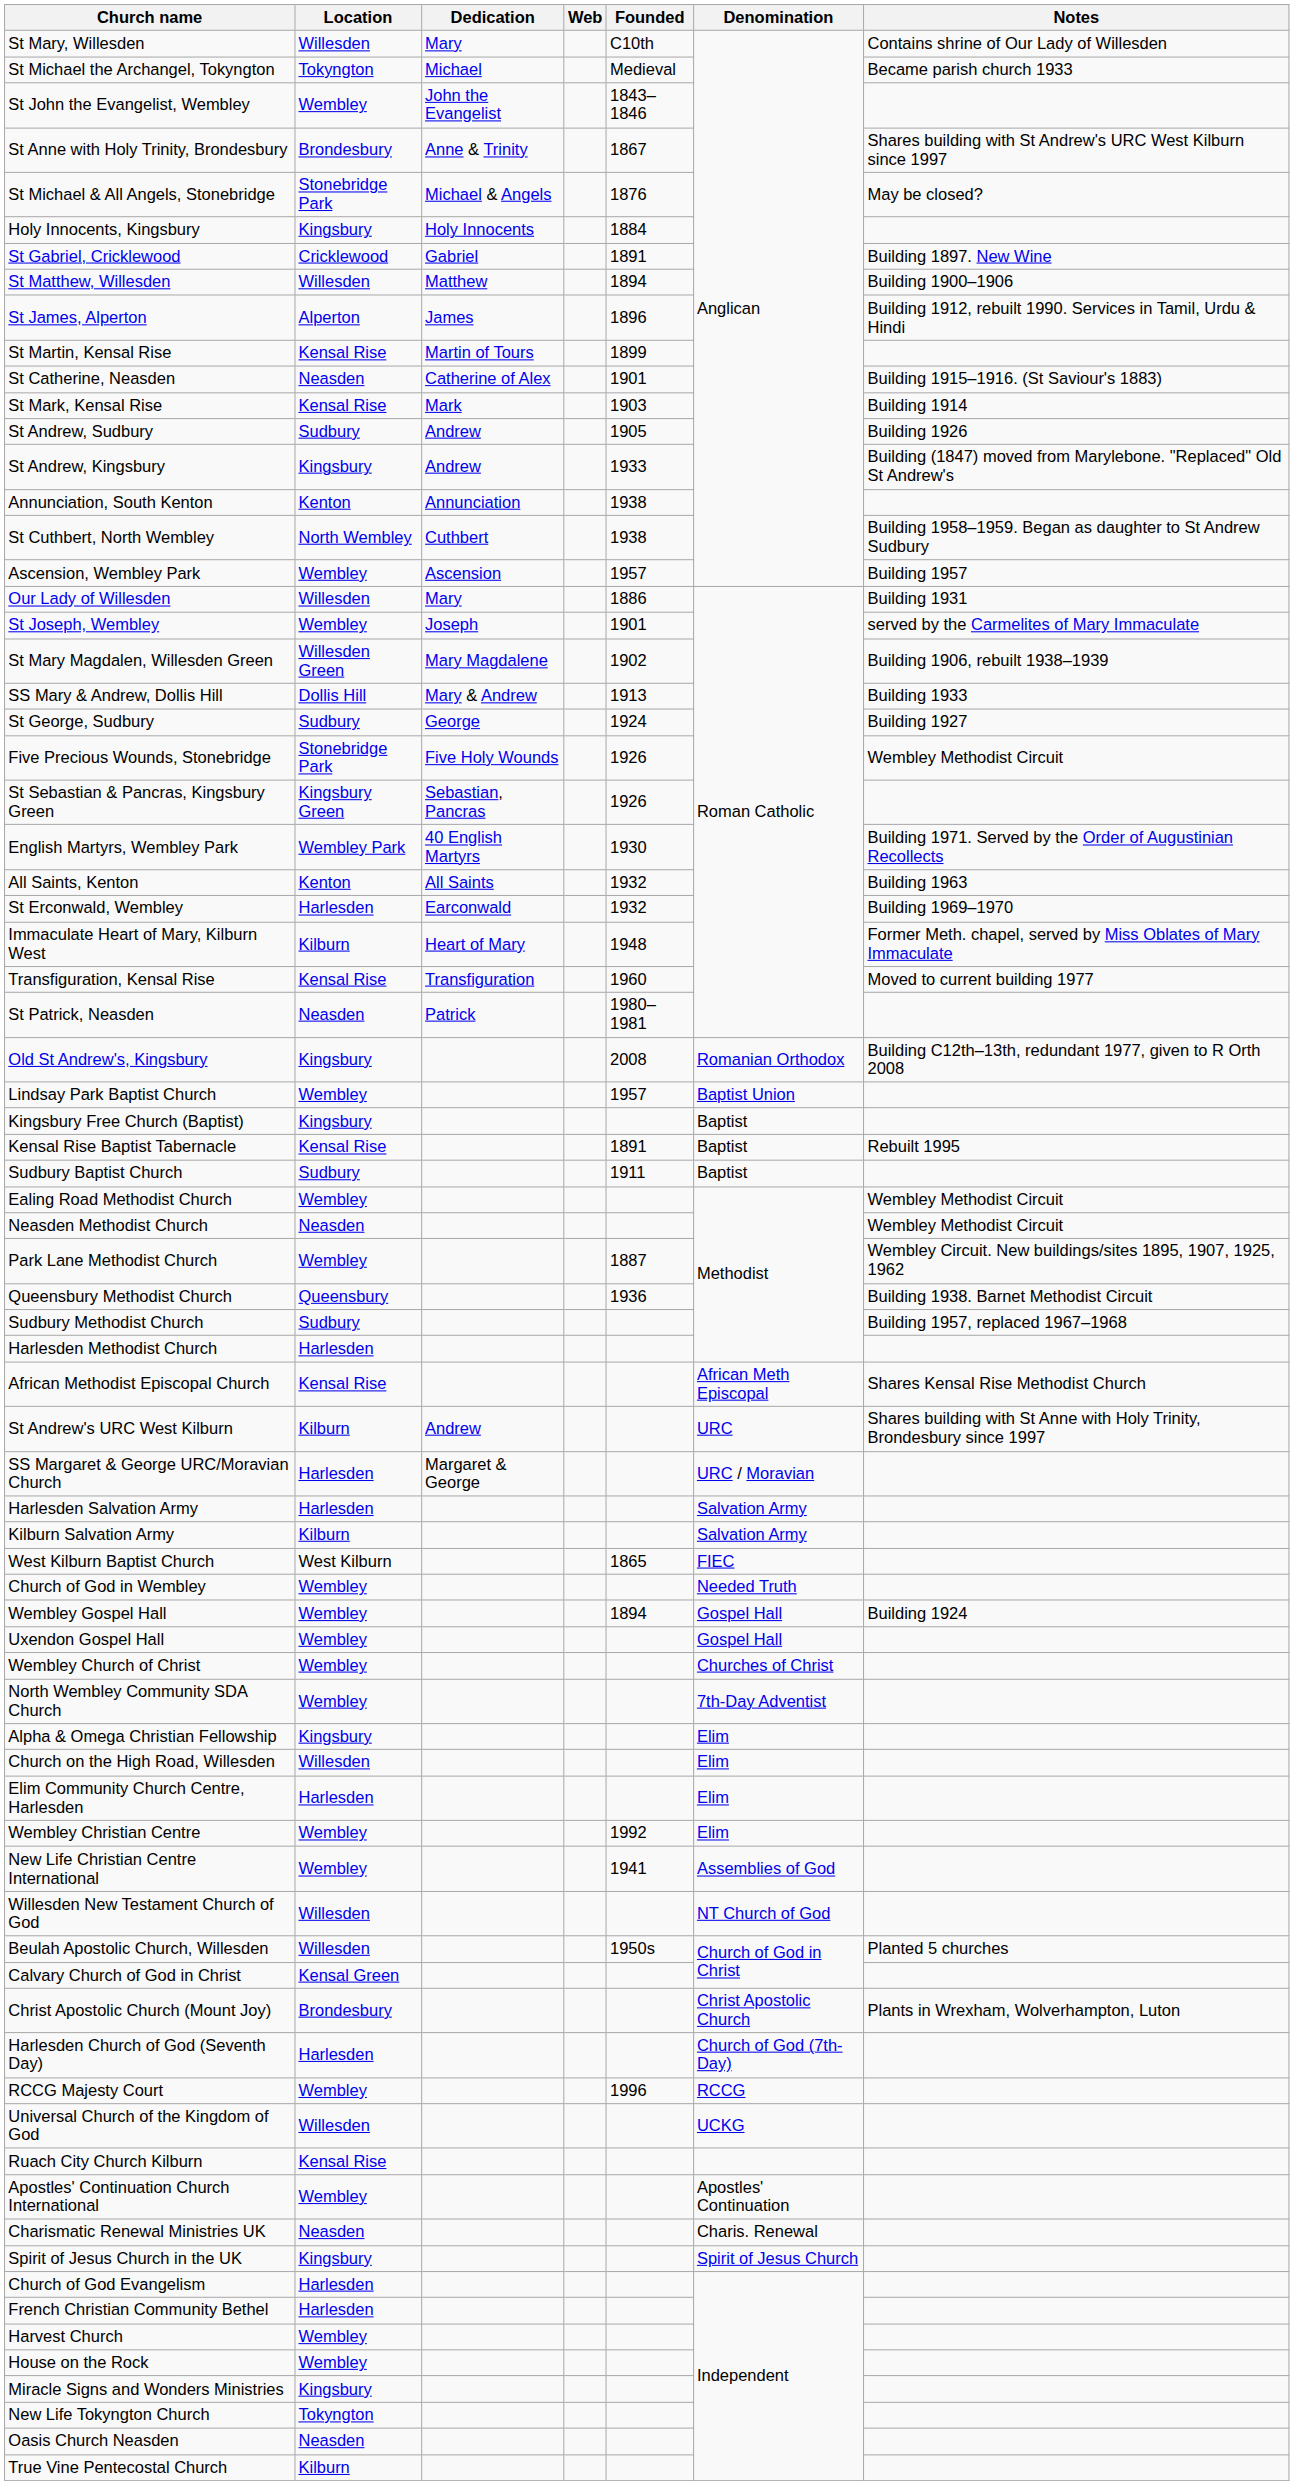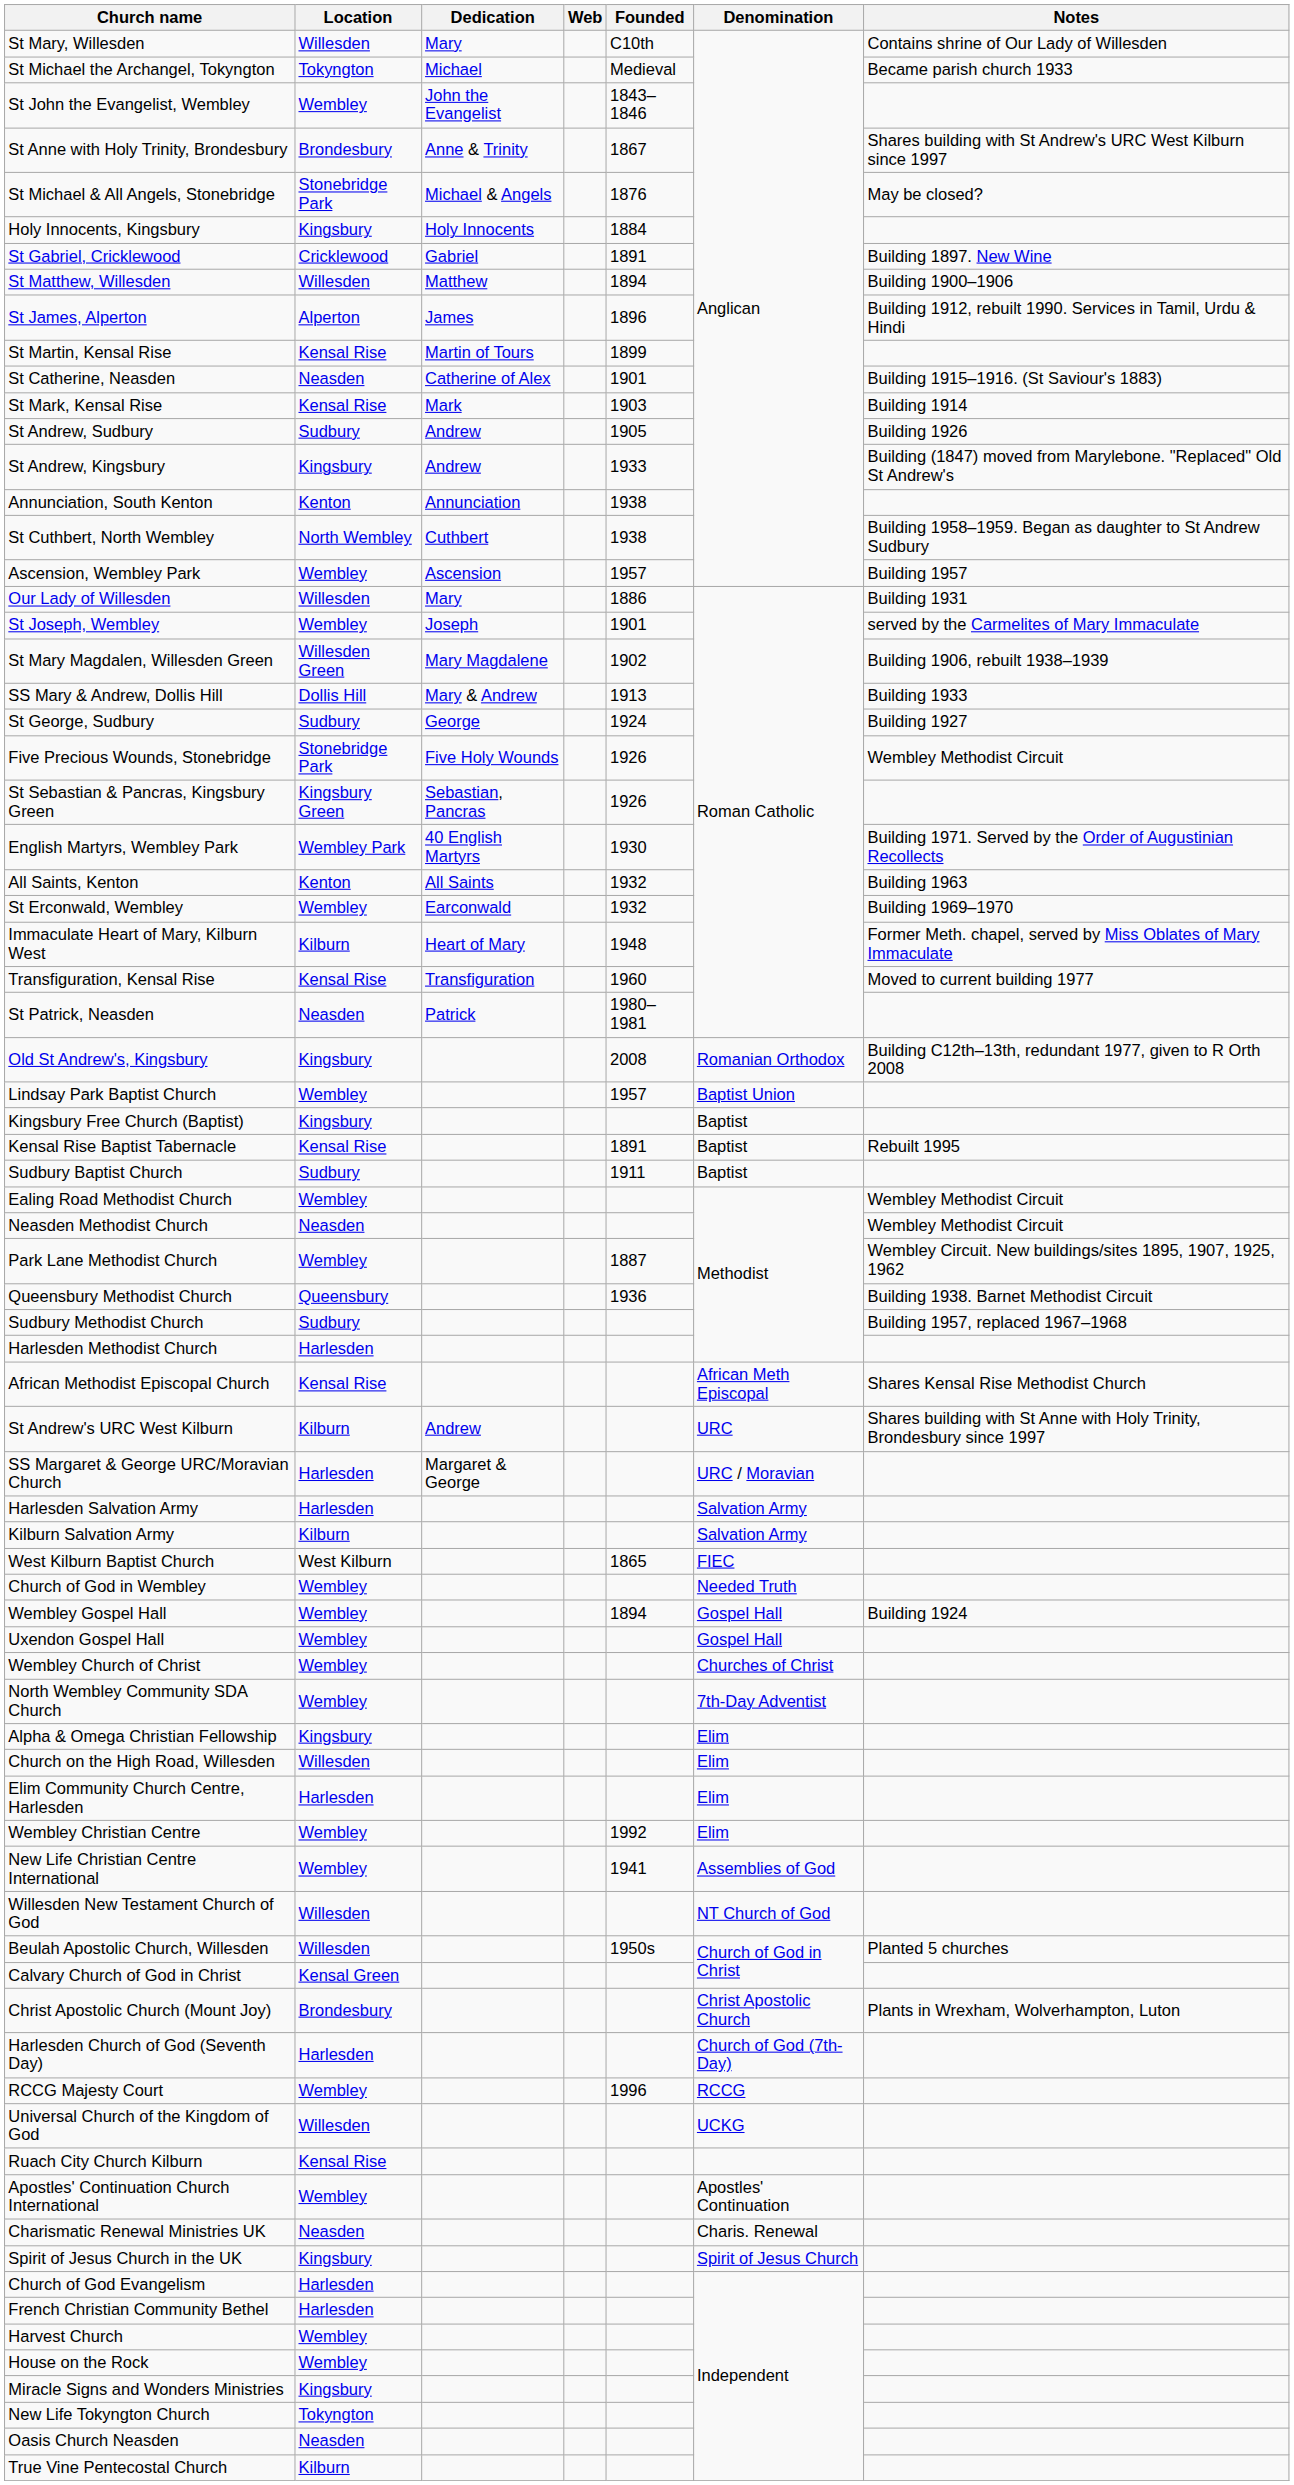(336, 908) Harlesden -> (333, 908) Wembley
